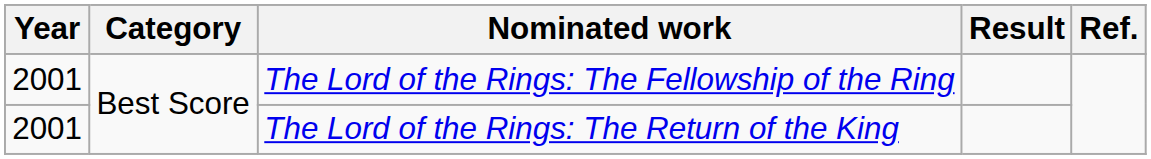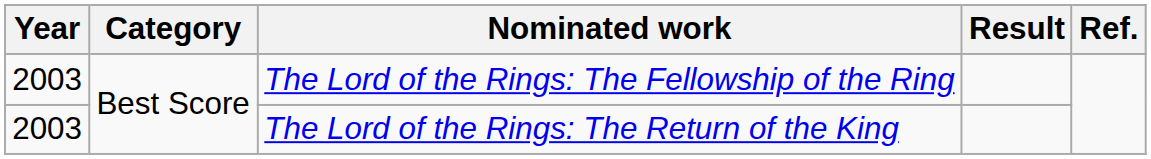(47, 79) 2001 -> (47, 79) 2003
(47, 128) 2001 -> (47, 128) 2003
